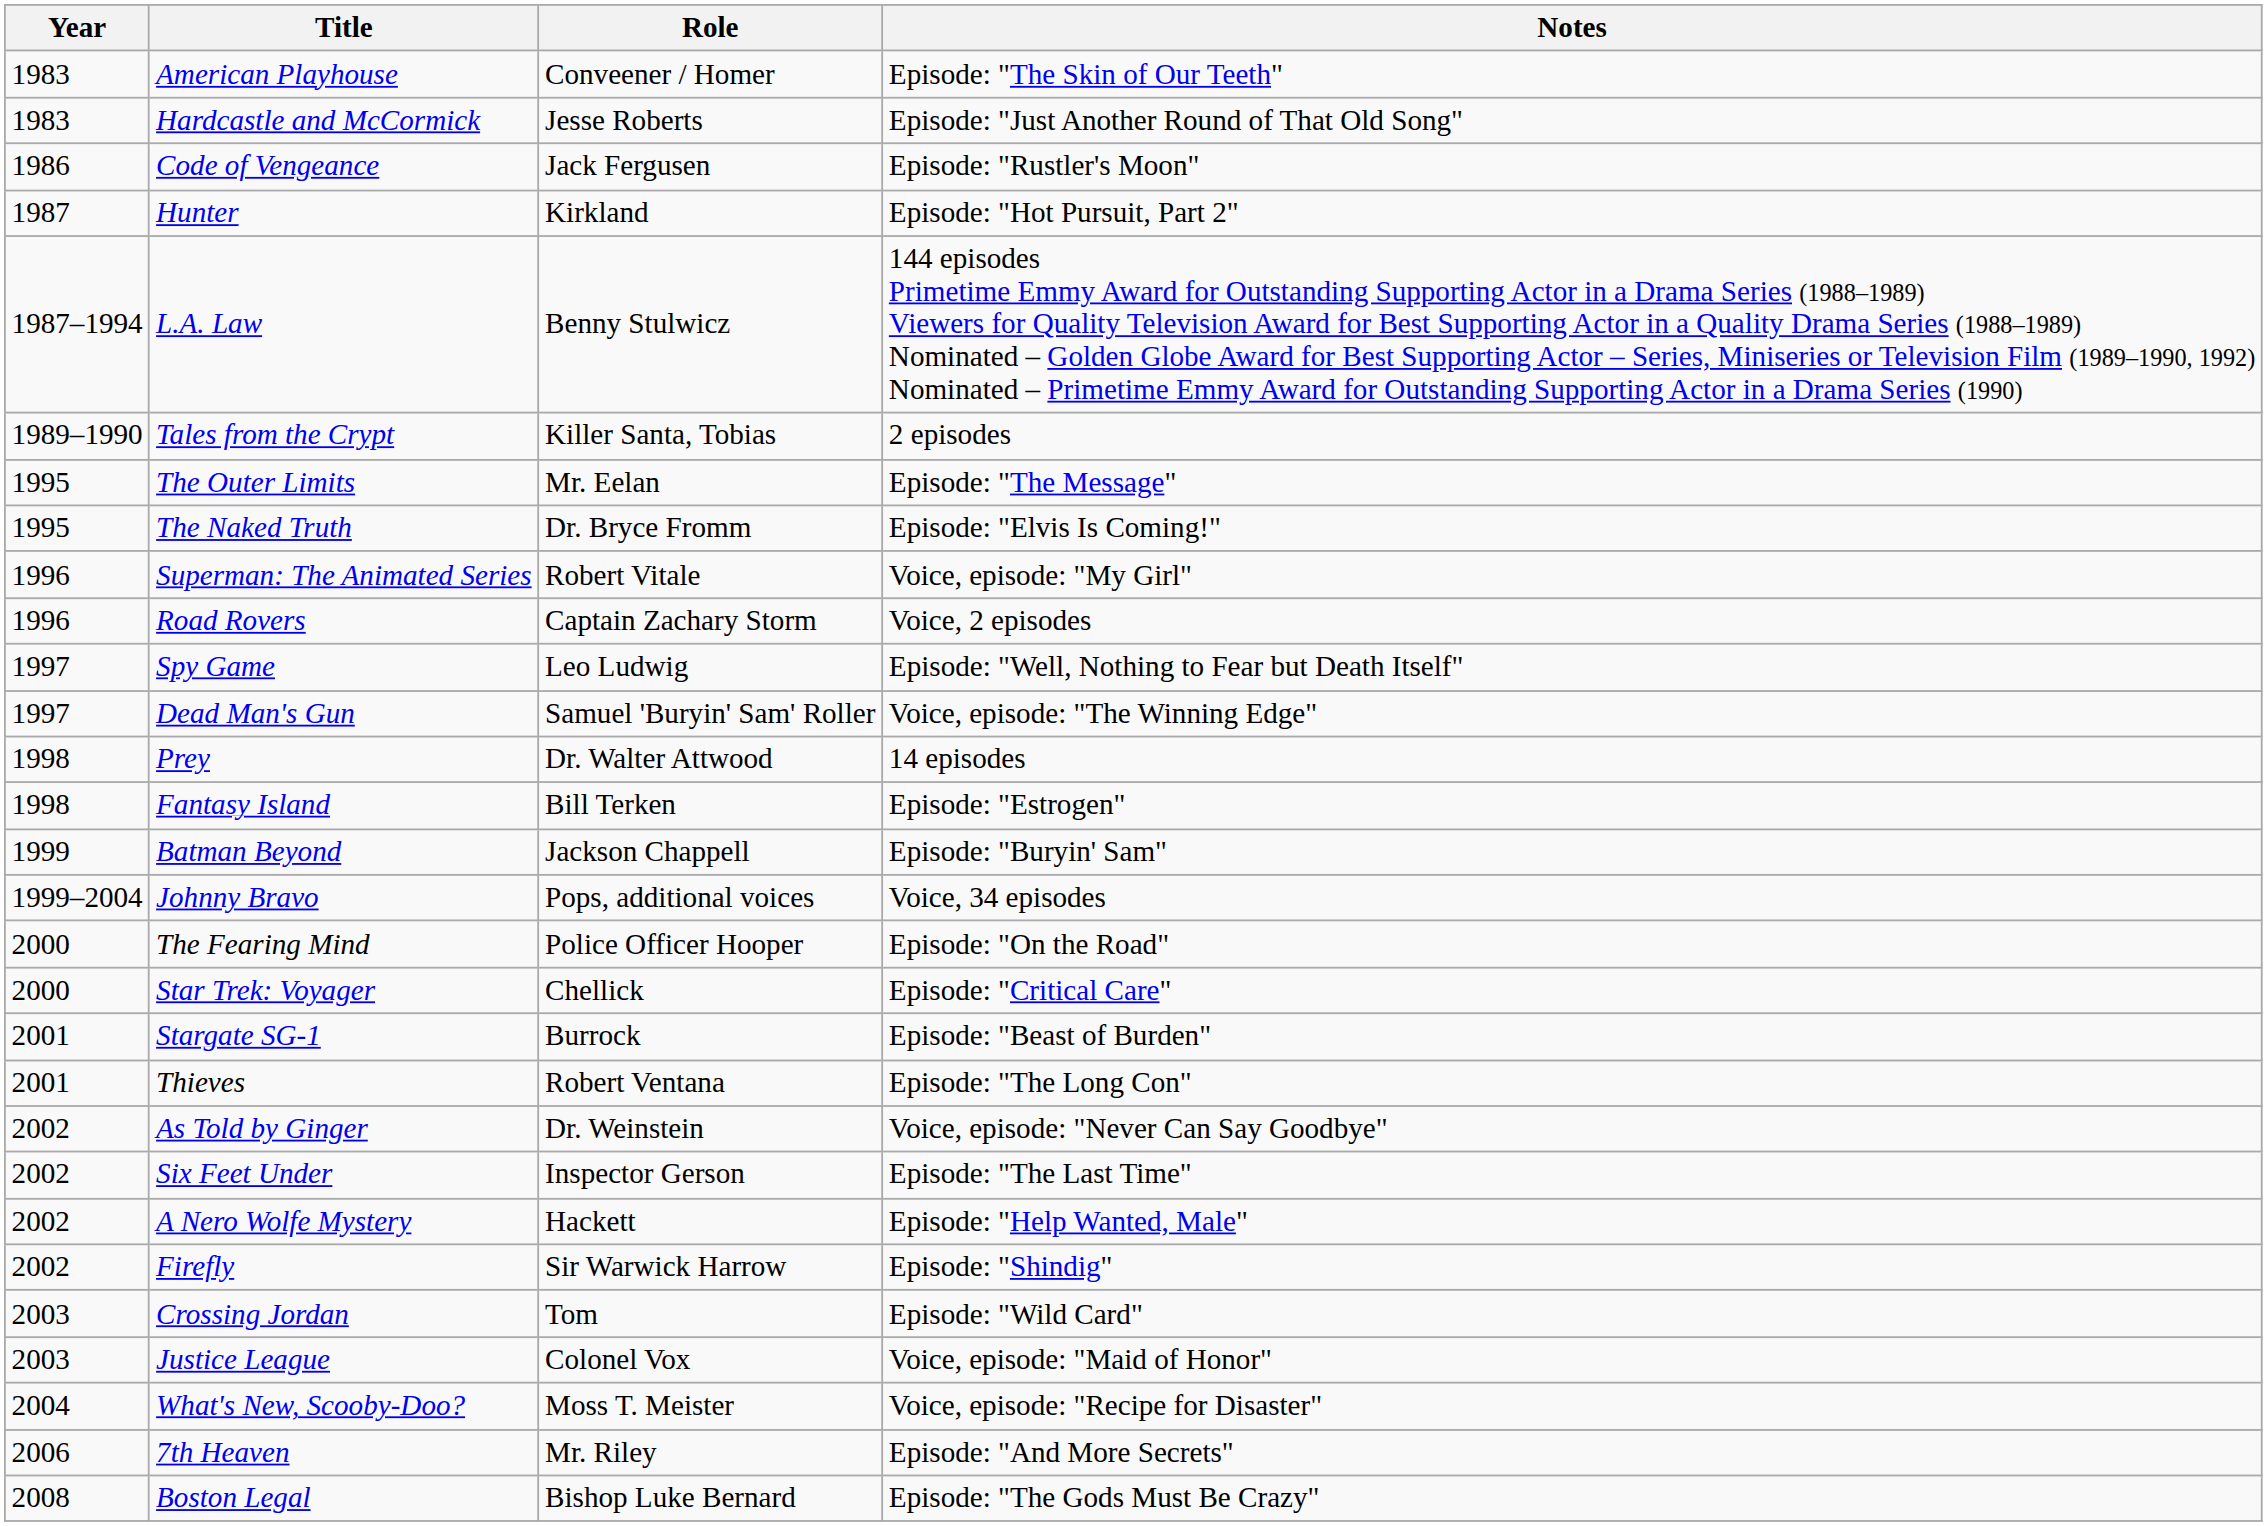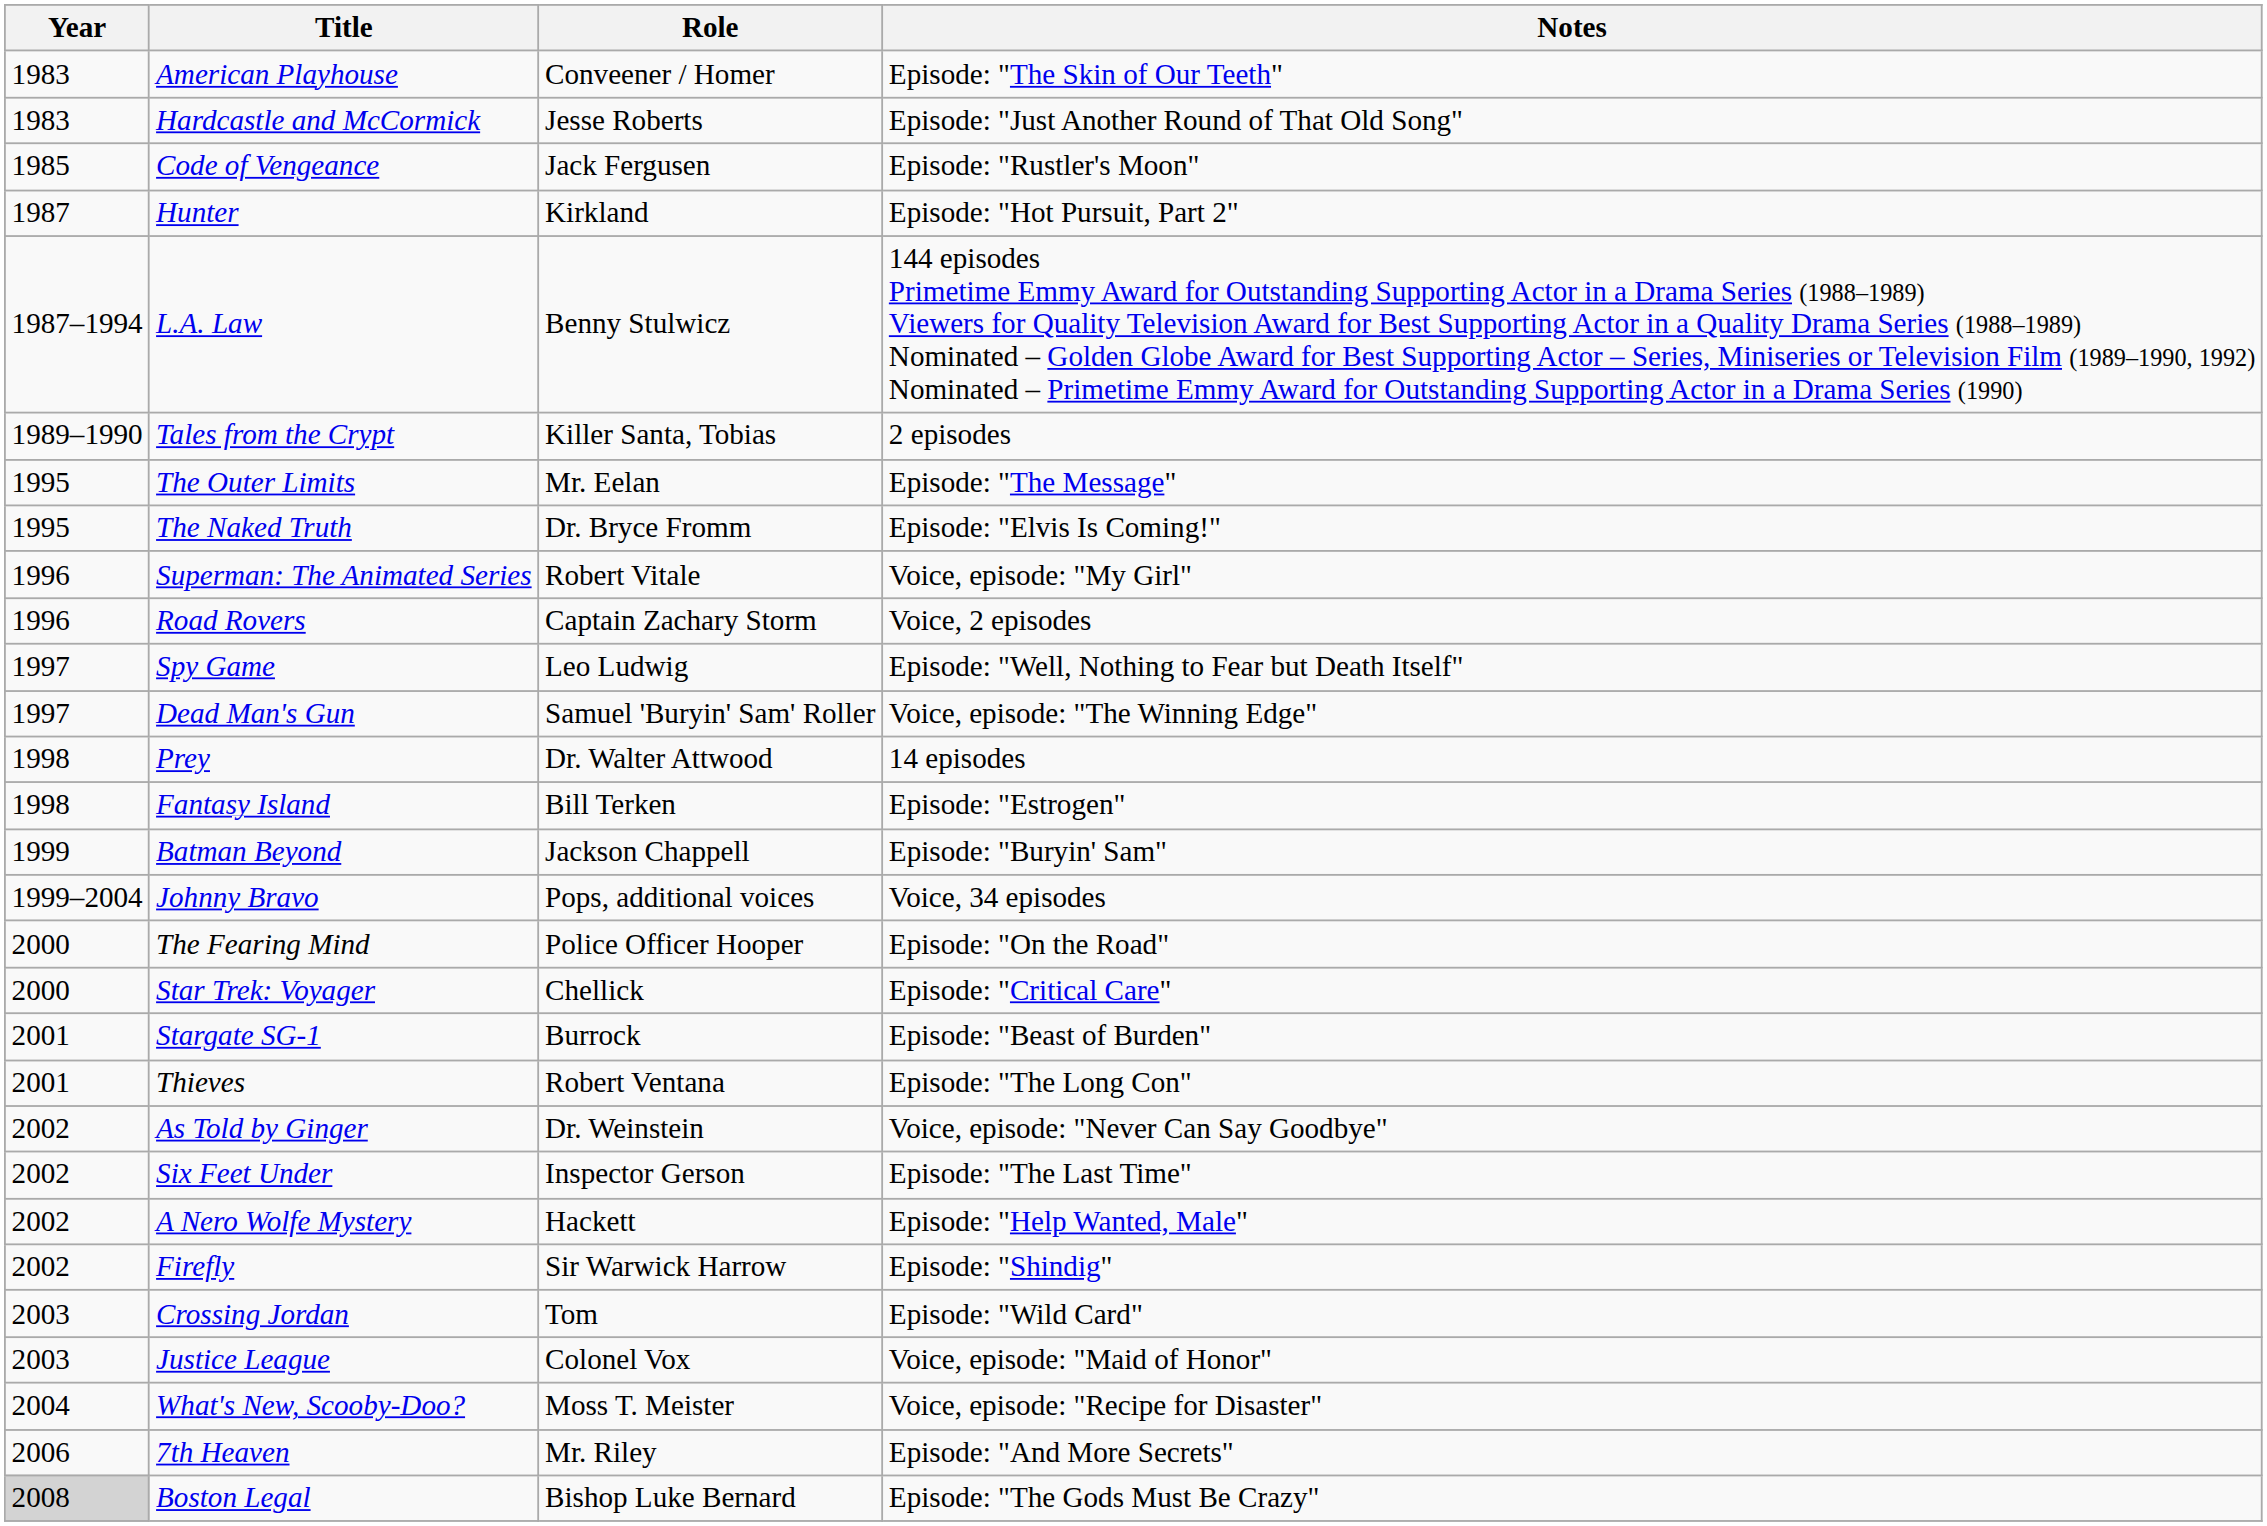(41, 166) 1986 -> (41, 166) 1985
(41, 1497) no background -> (41, 1497) lightgrey background
